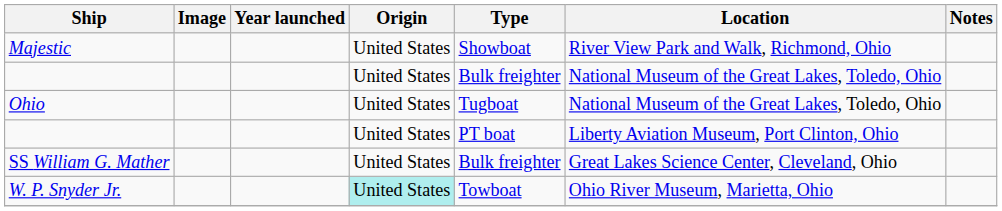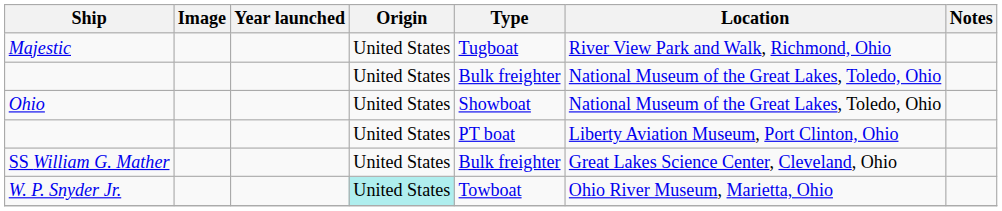(495, 47) Showboat -> (488, 47) Tugboat
(488, 104) Tugboat -> (495, 104) Showboat
